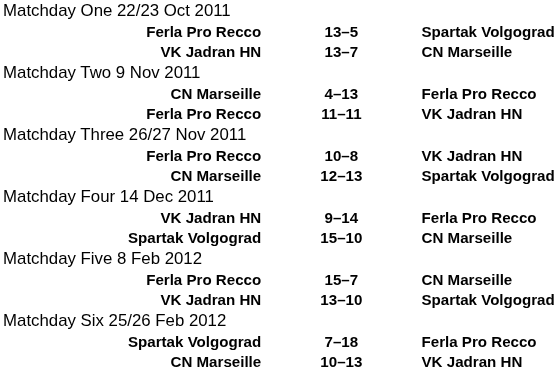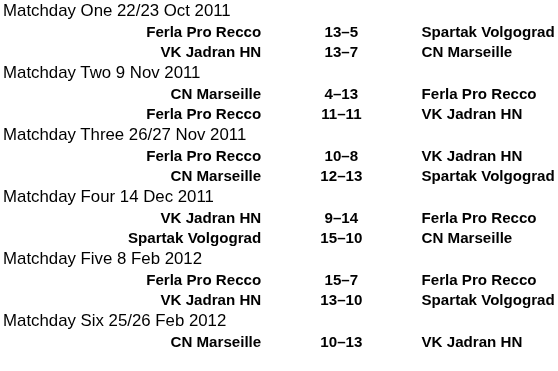(467, 279) CN Marseille -> (479, 279) Ferla Pro Recco
- row: (341, 341)
